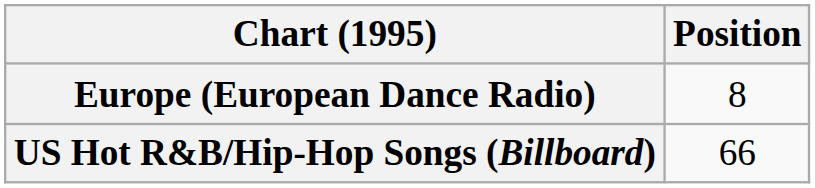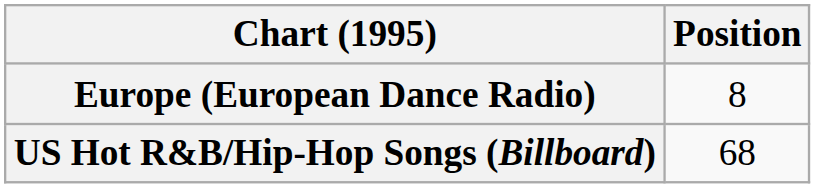(737, 152) 66 -> (737, 152) 68
